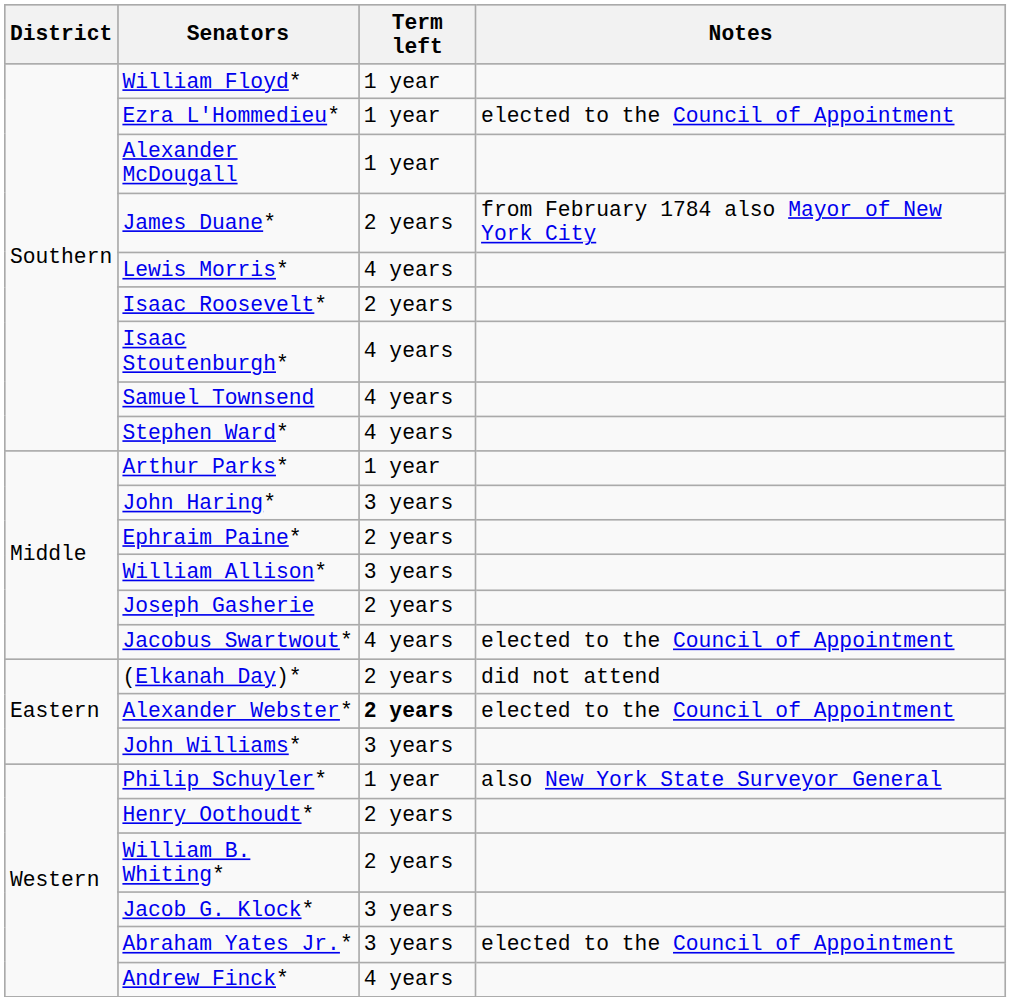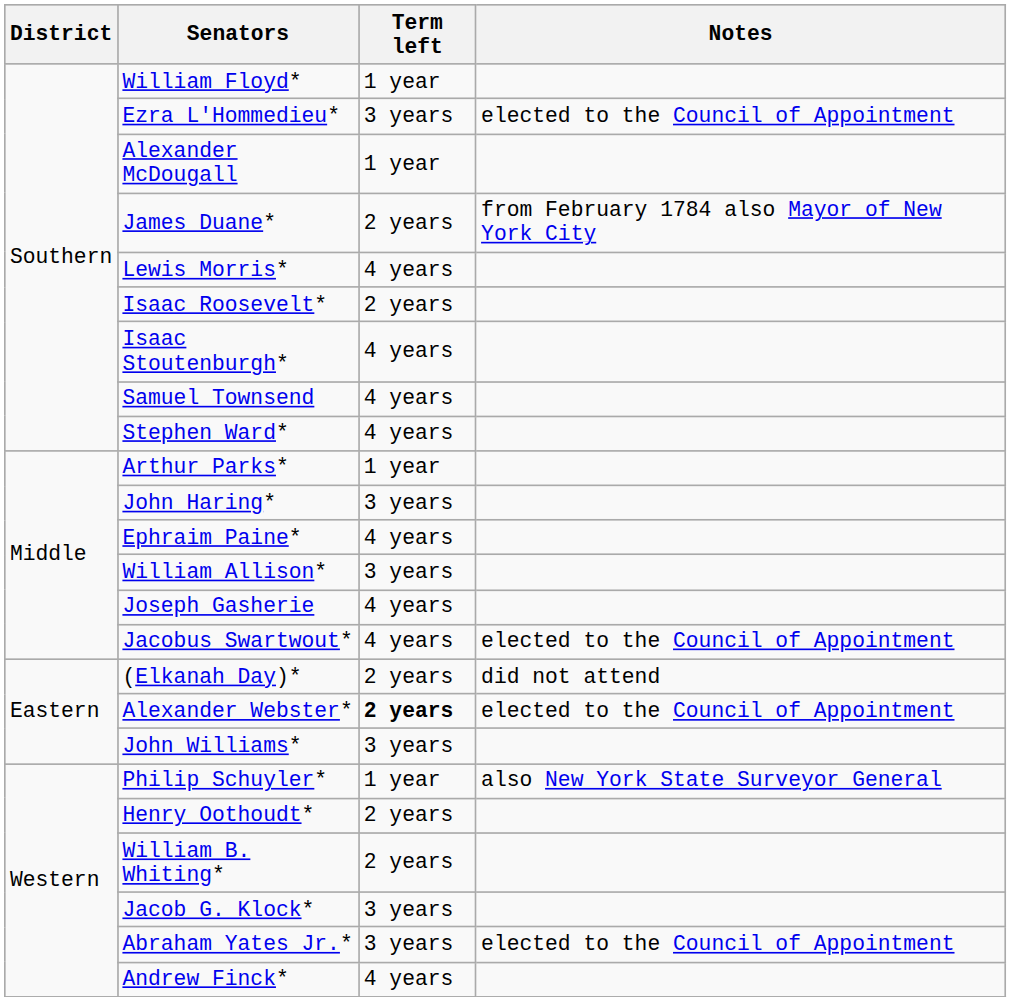(402, 116) 1 year -> (409, 116) 3 years
(409, 538) 2 years -> (409, 538) 4 years
(409, 607) 2 years -> (409, 607) 4 years
